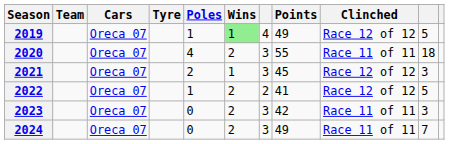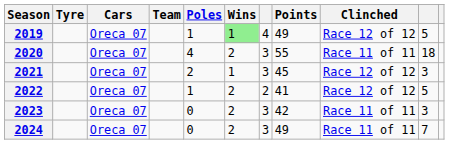columns swapped: (70, 14) <-> (167, 14)
